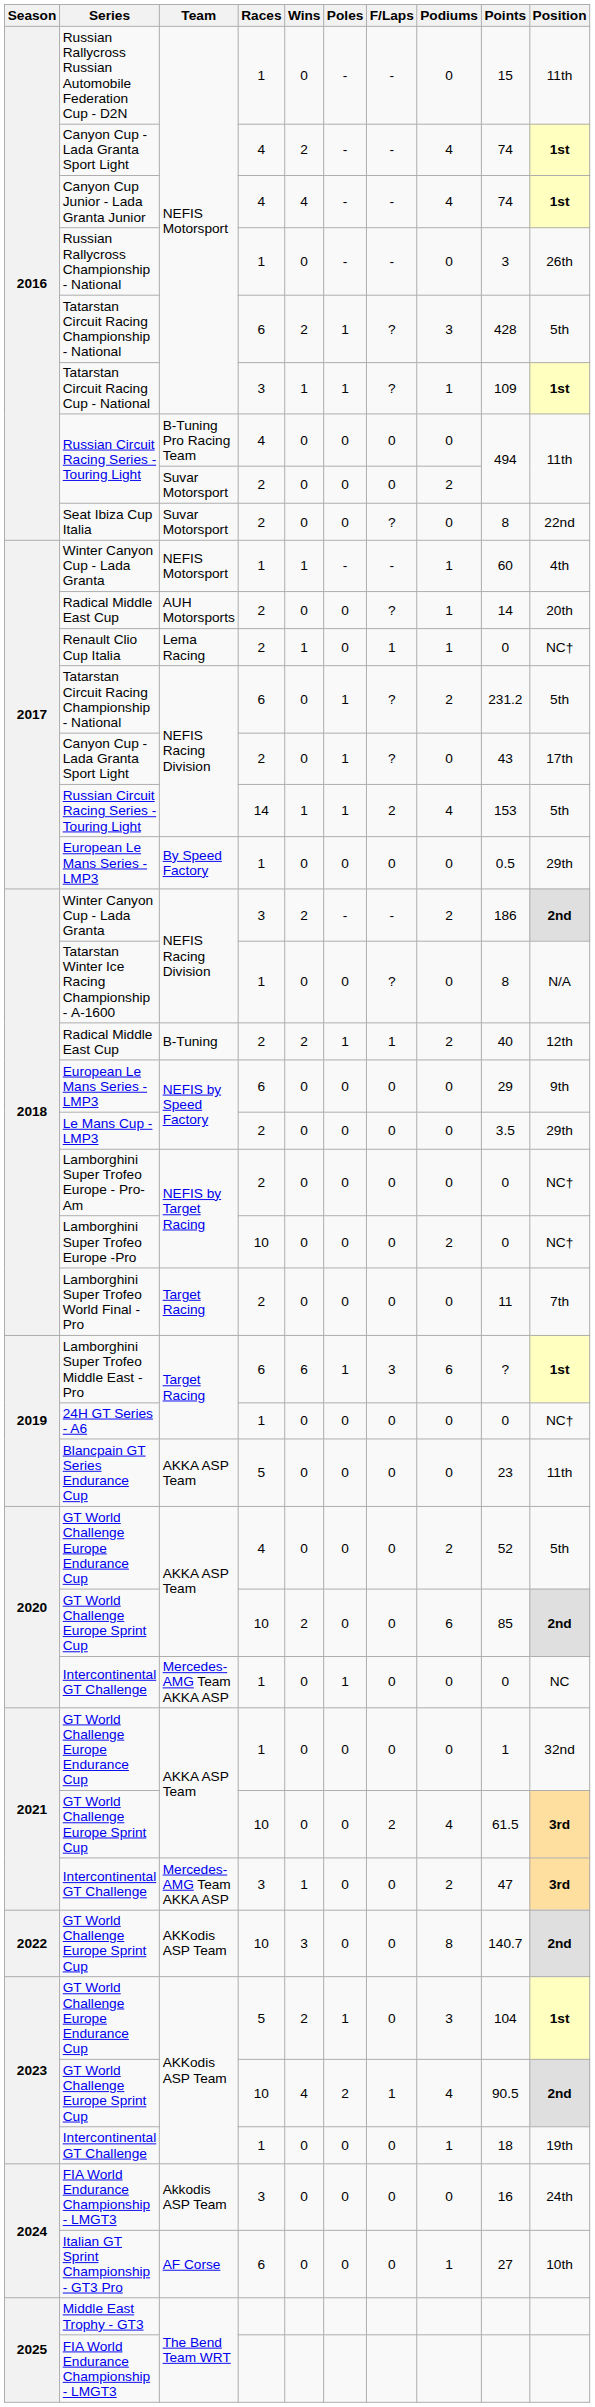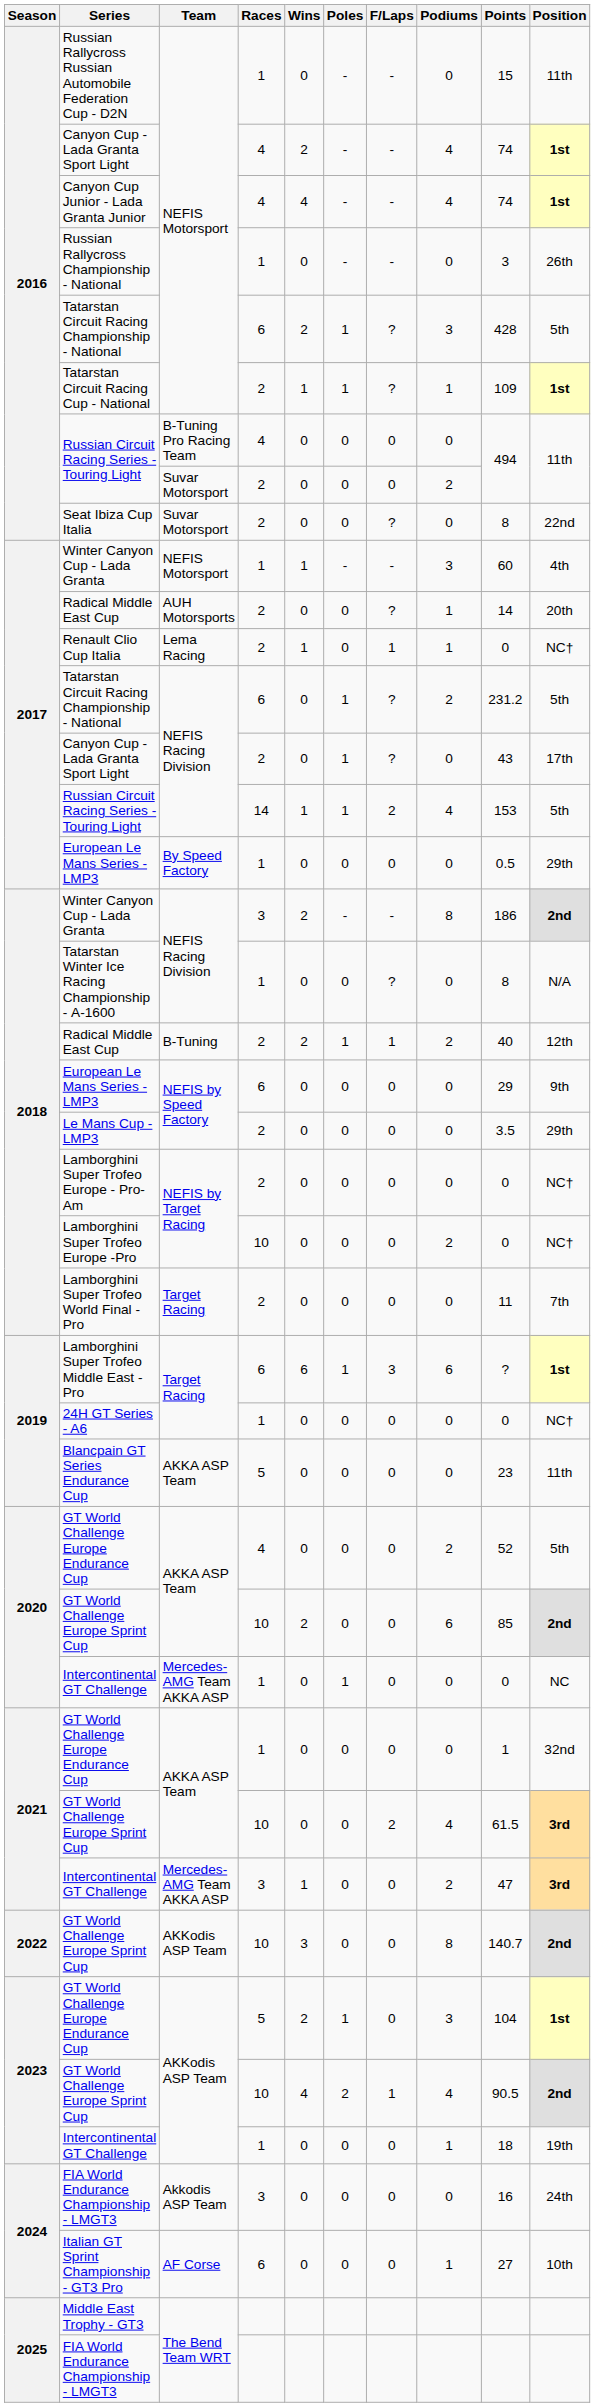(261, 389) 3 -> (261, 389) 2
(449, 566) 1 -> (449, 566) 3
(449, 915) 2 -> (449, 915) 8
